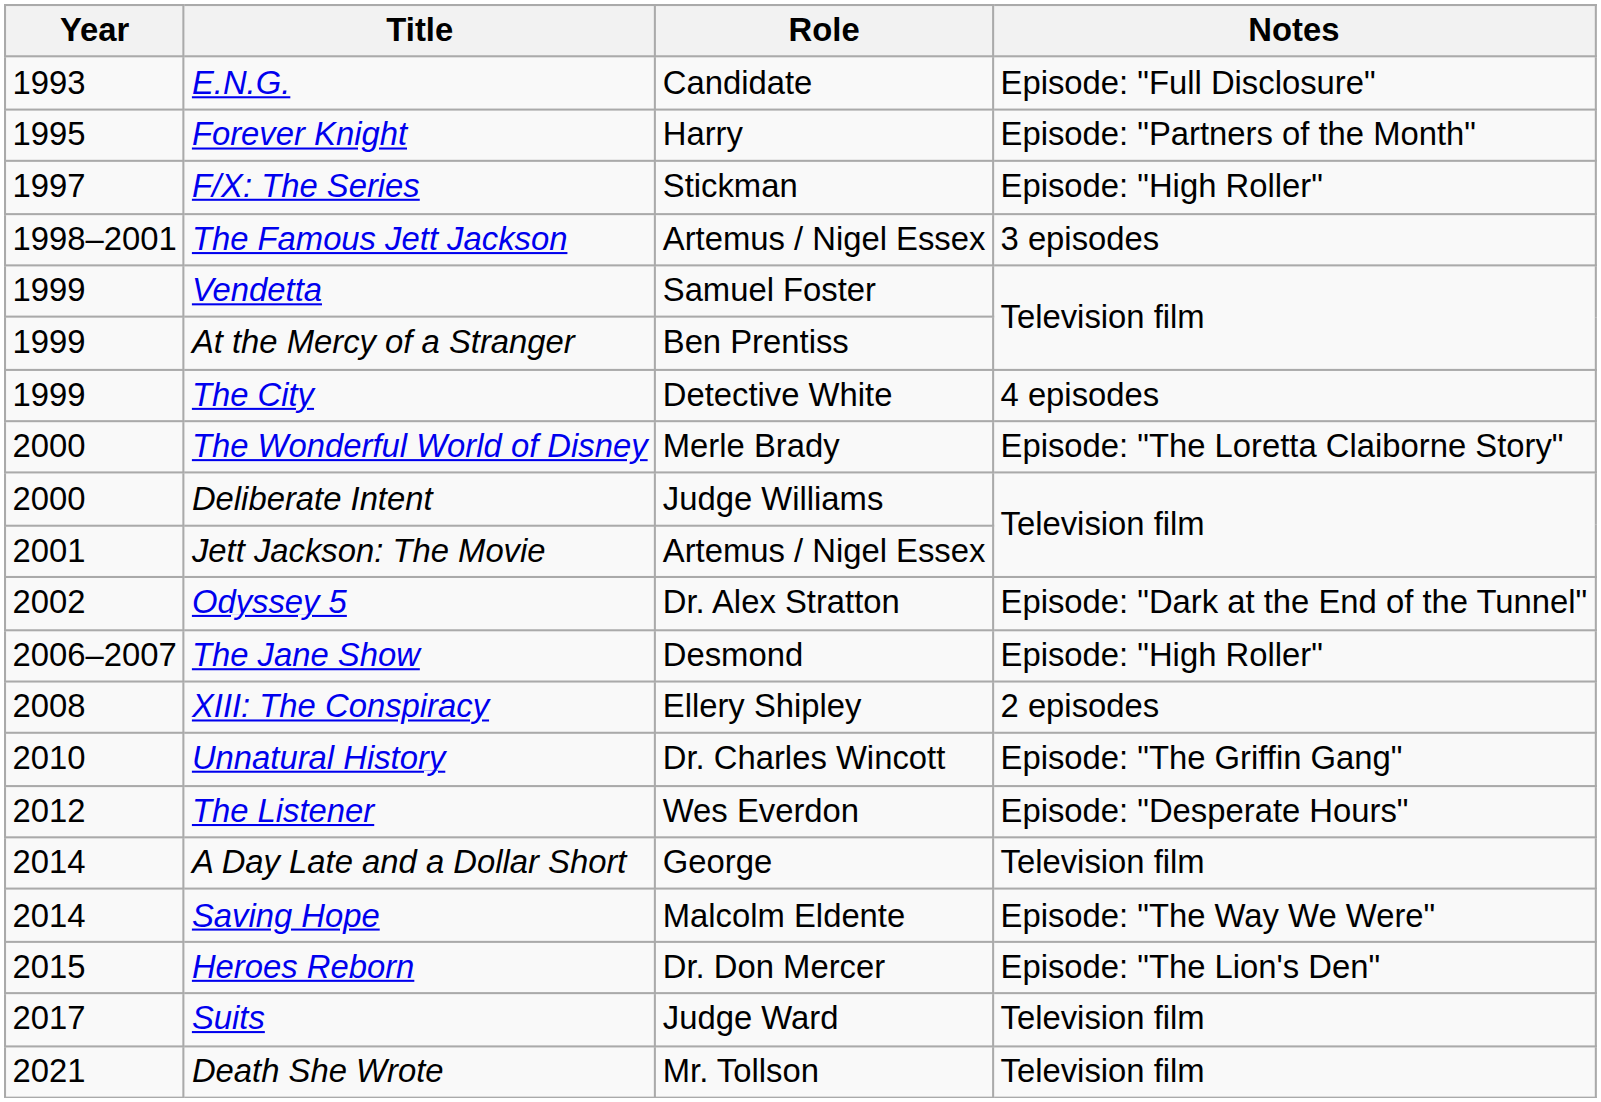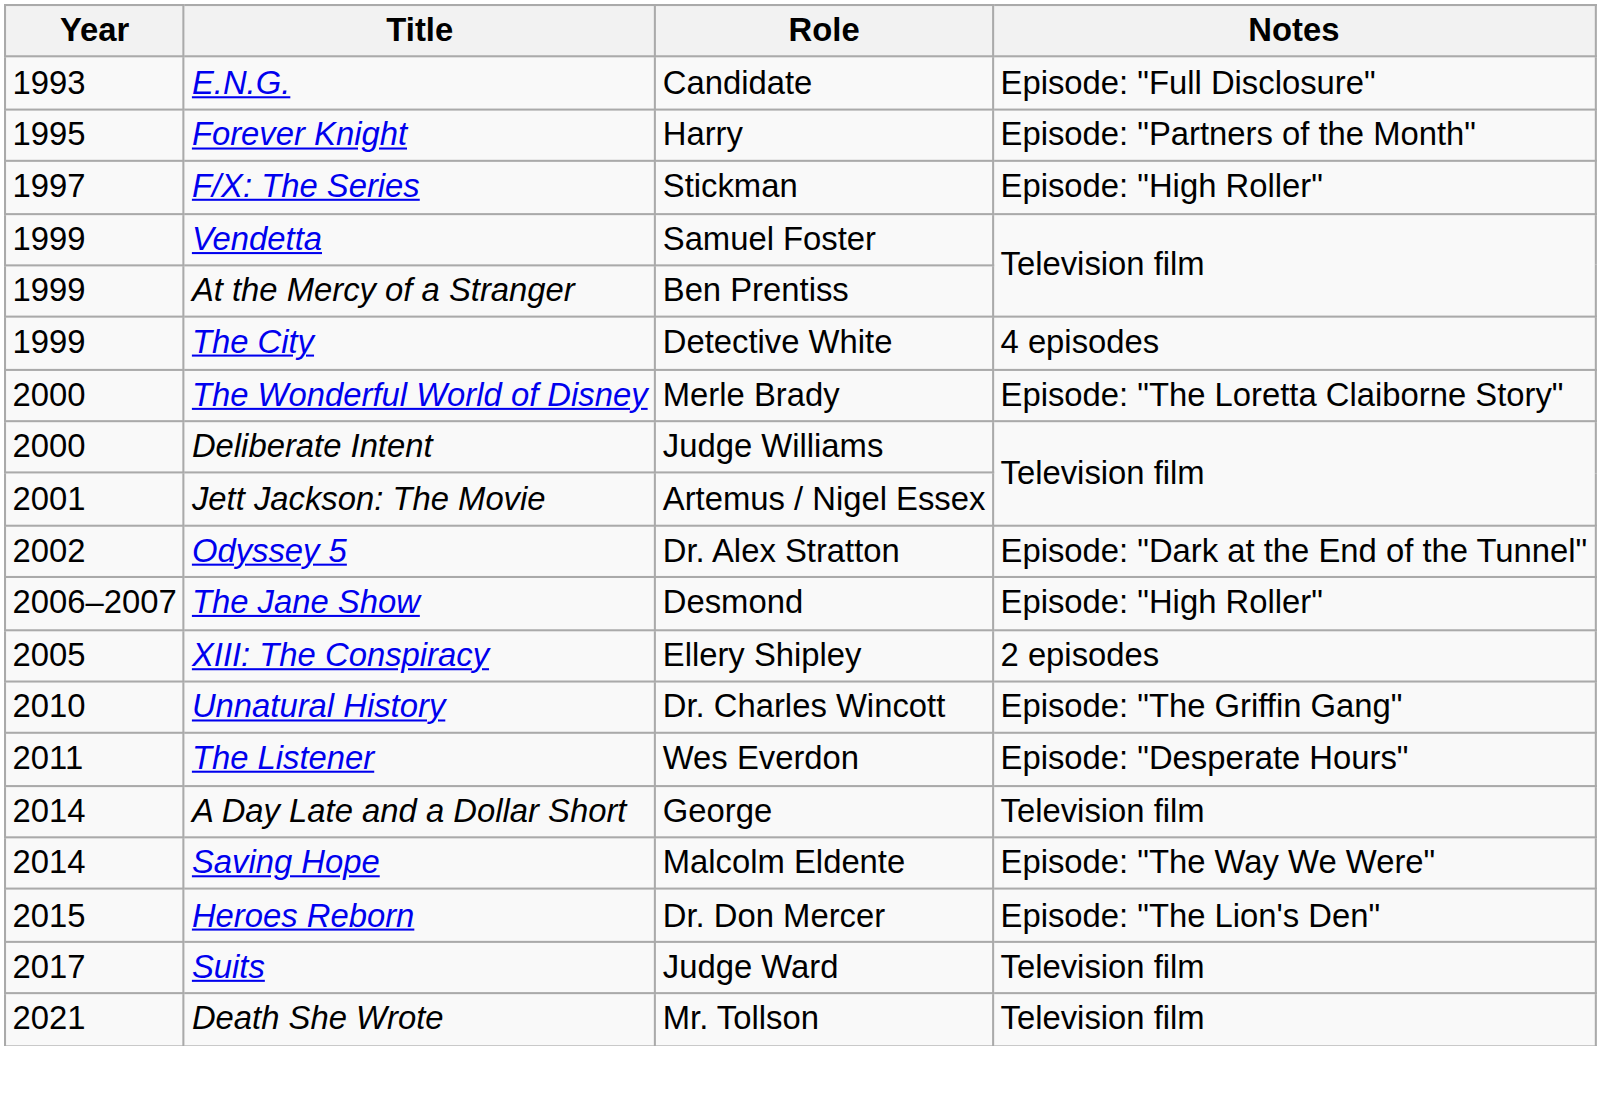- row: (380, 238)
(49, 706) 2008 -> (49, 654) 2005
(49, 810) 2012 -> (48, 758) 2011
